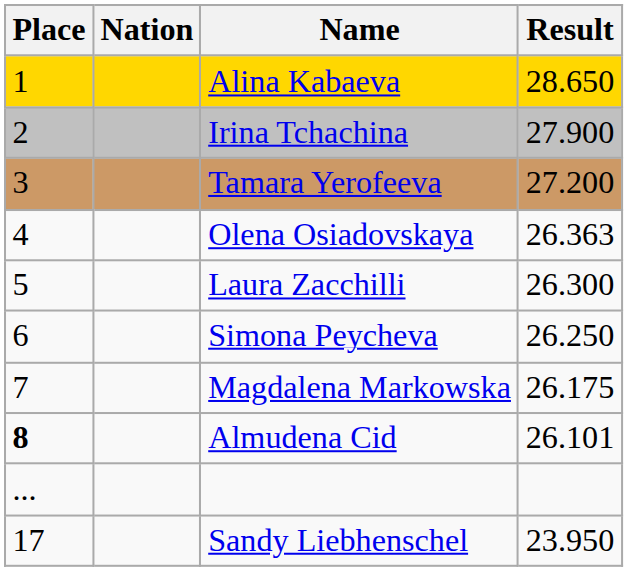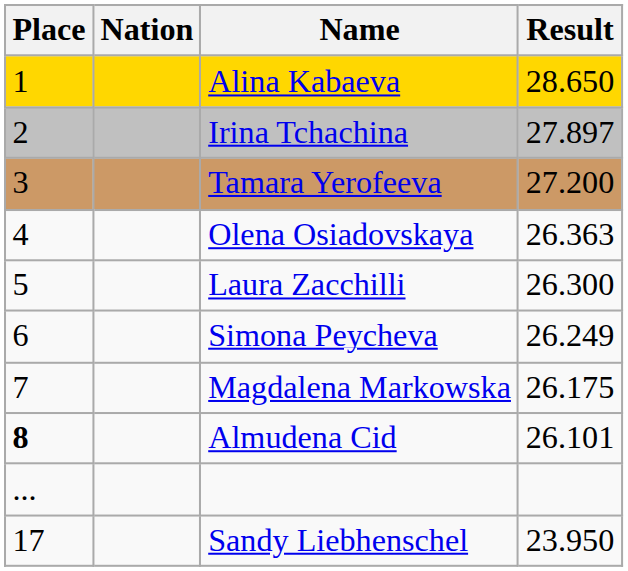(570, 132) 27.900 -> (570, 132) 27.897
(570, 336) 26.250 -> (570, 336) 26.249
